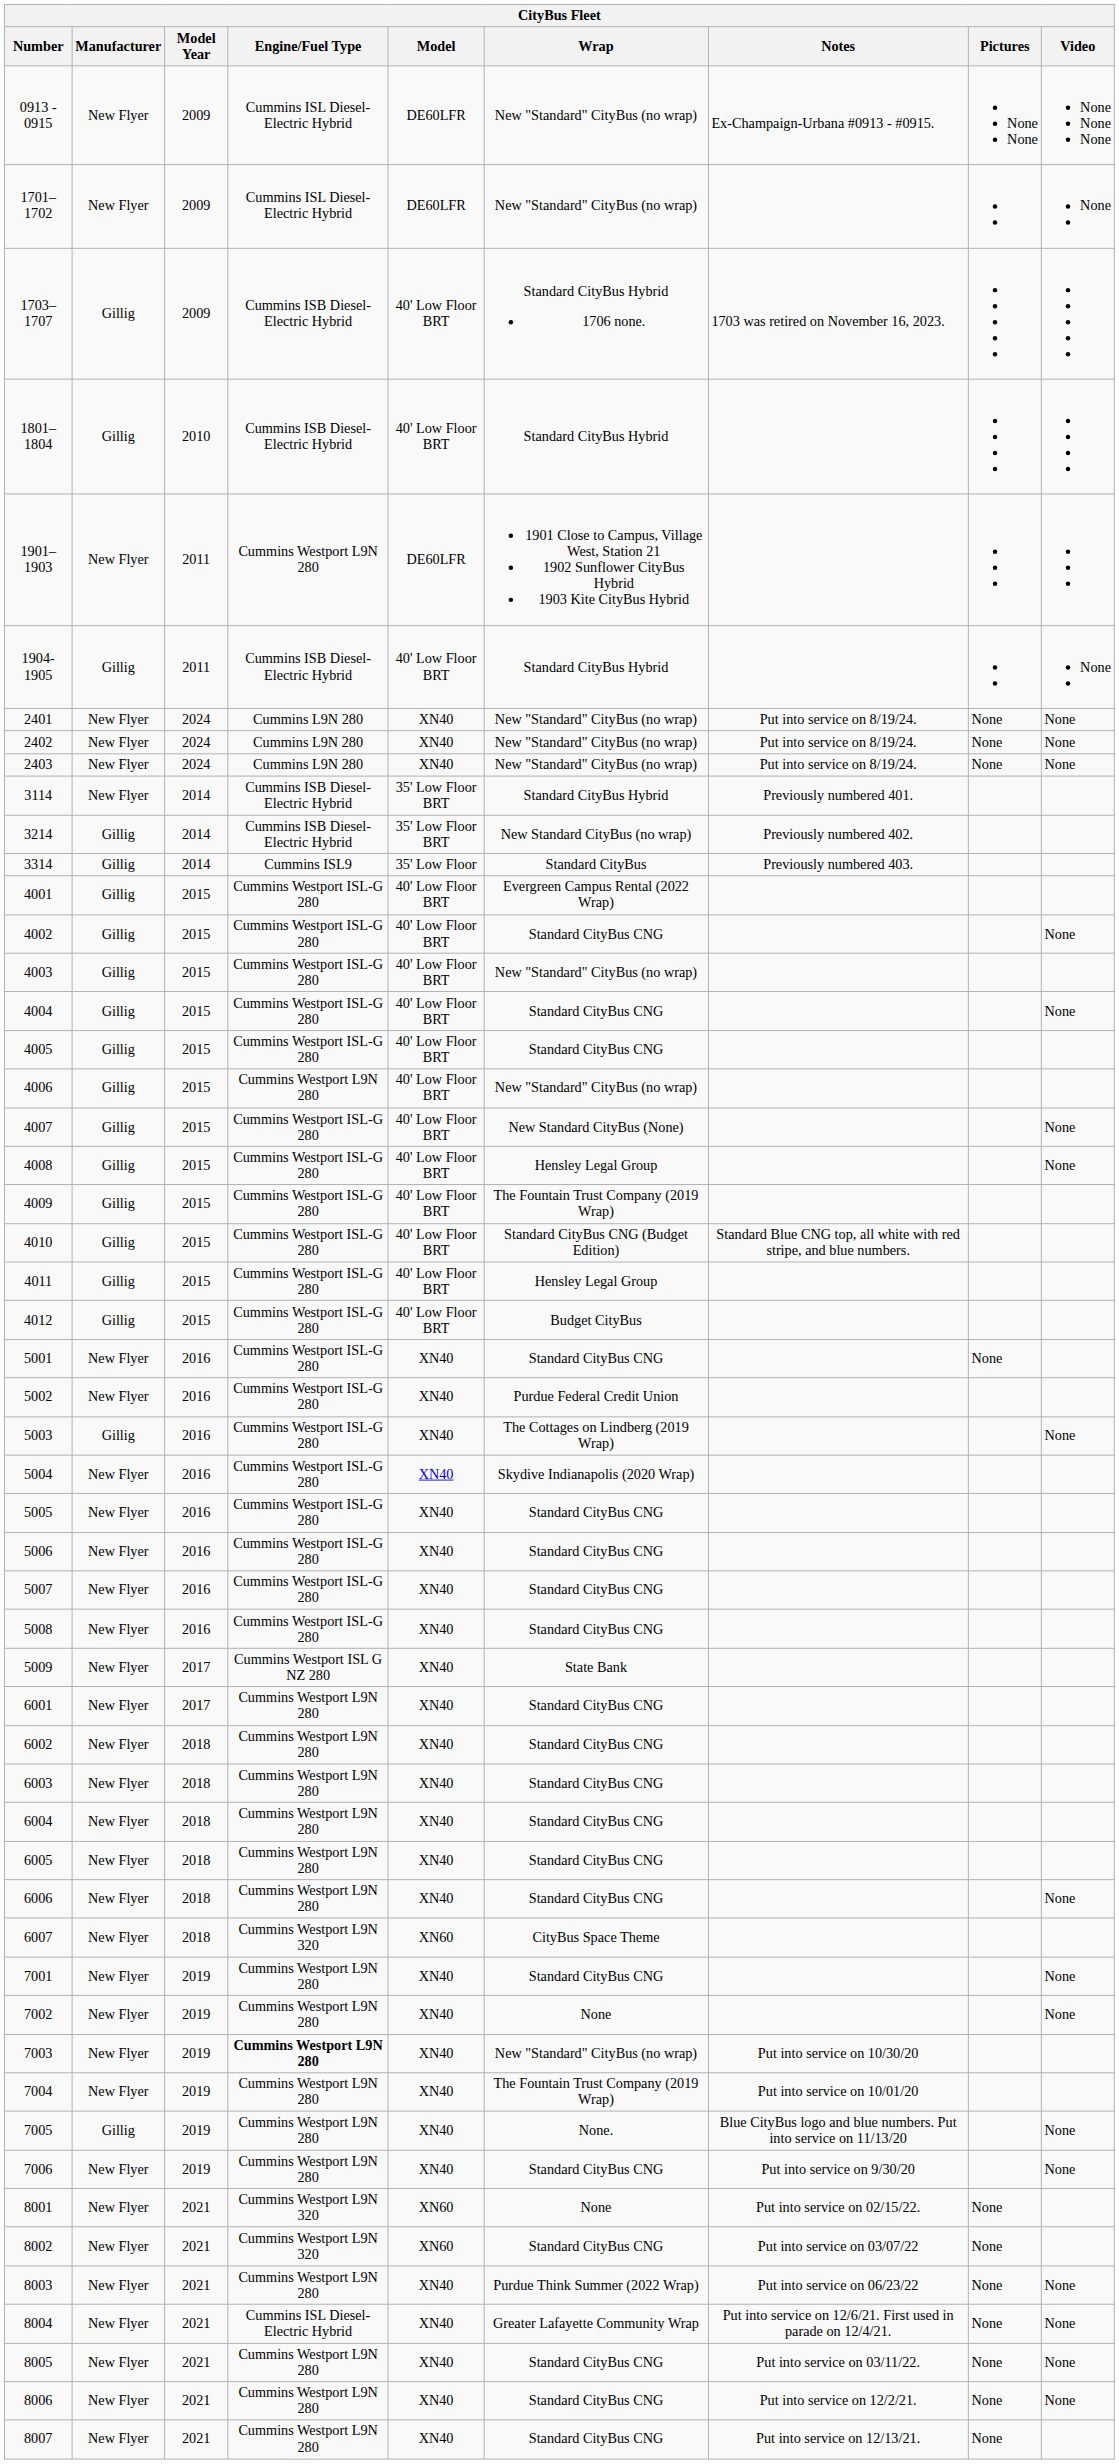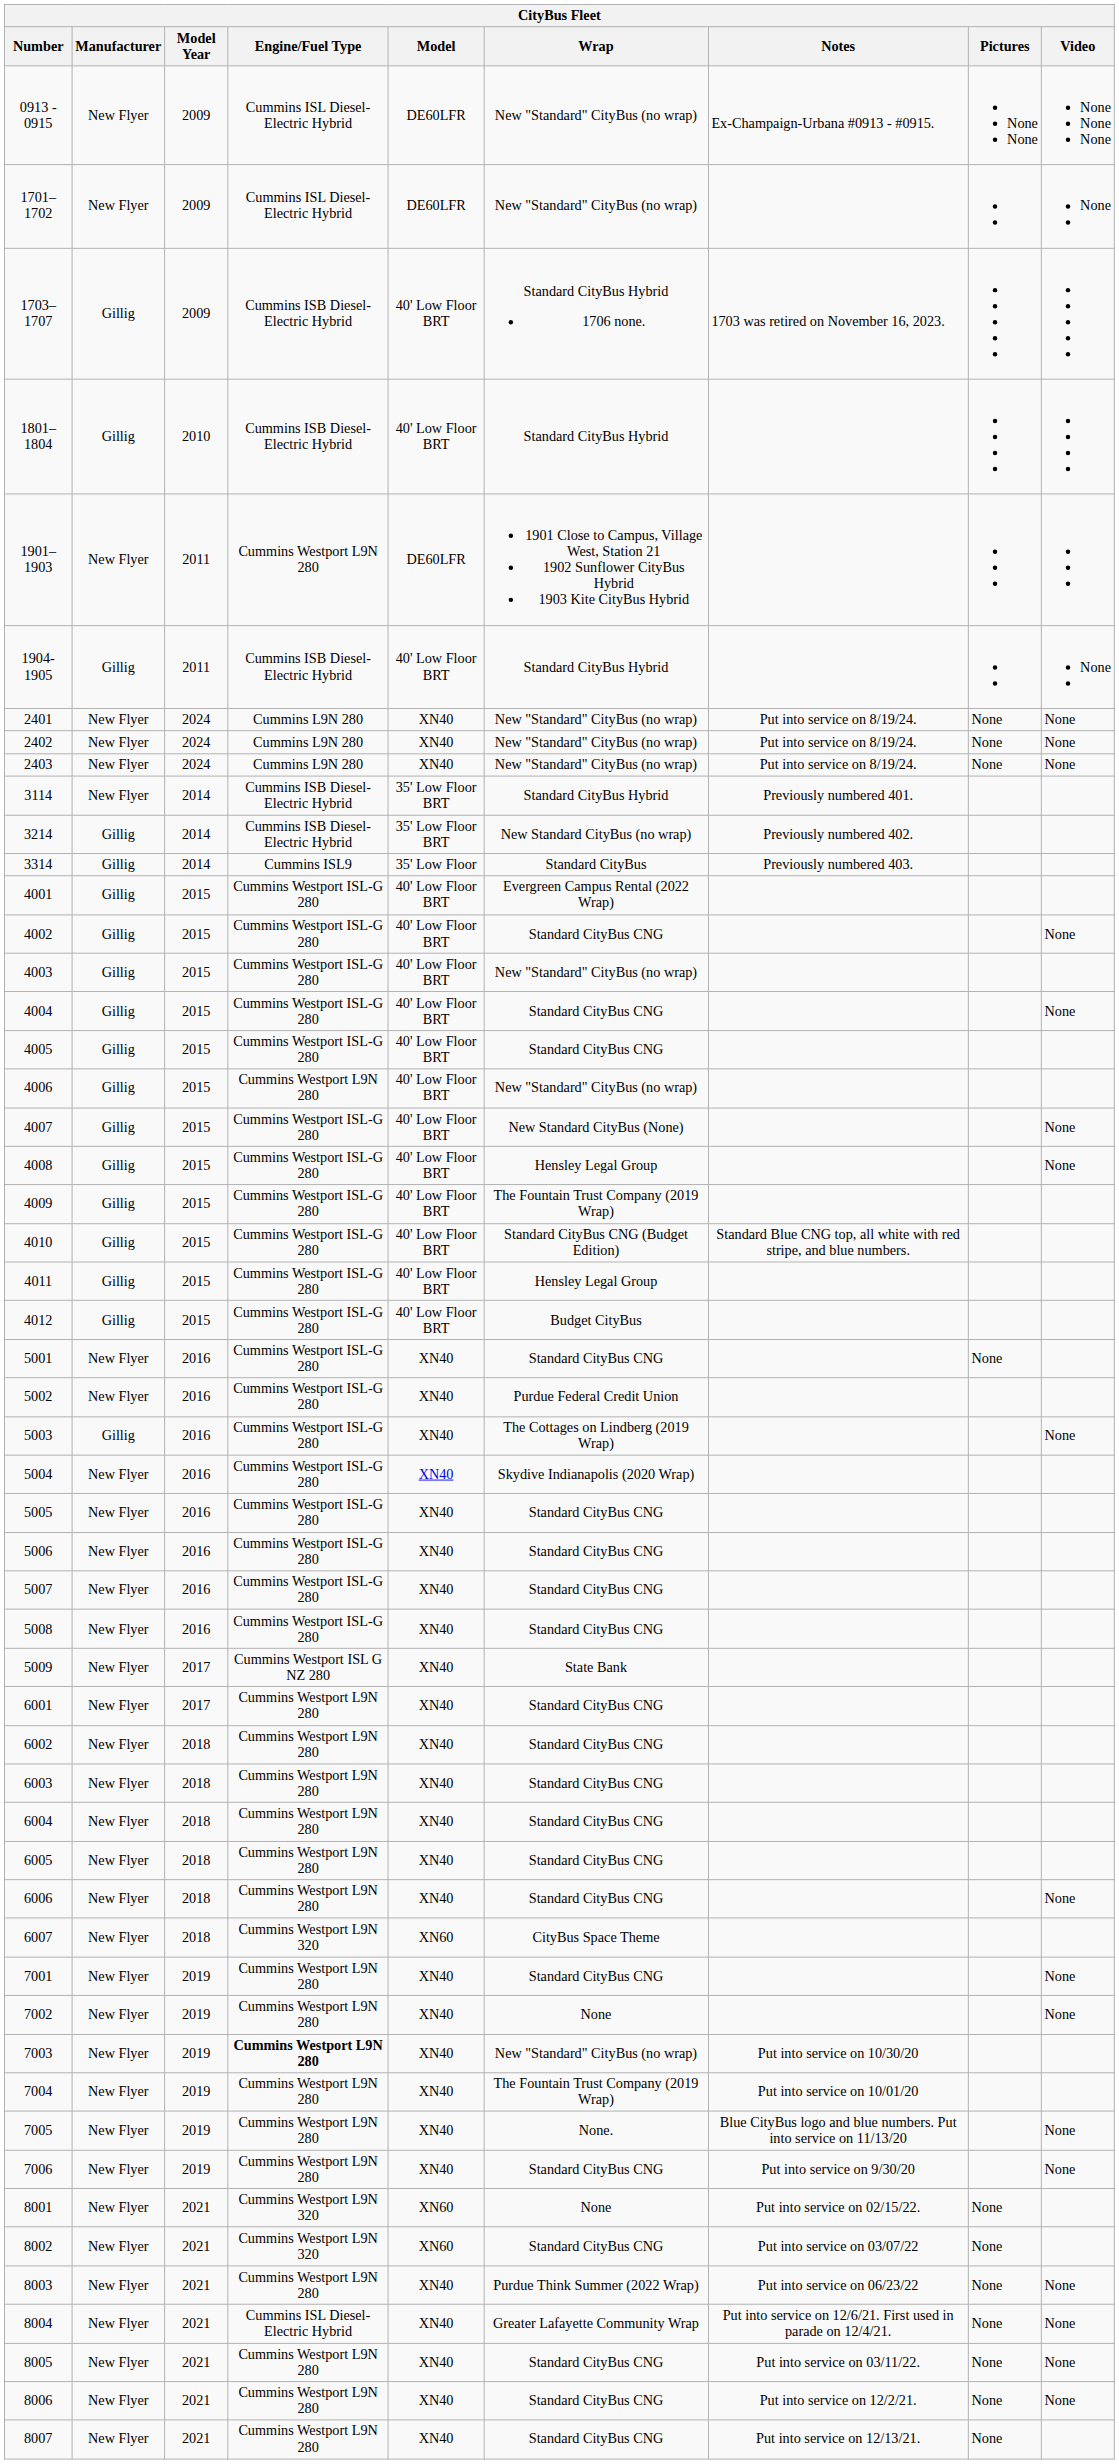(118, 2130) Gillig -> (118, 2130) New Flyer
